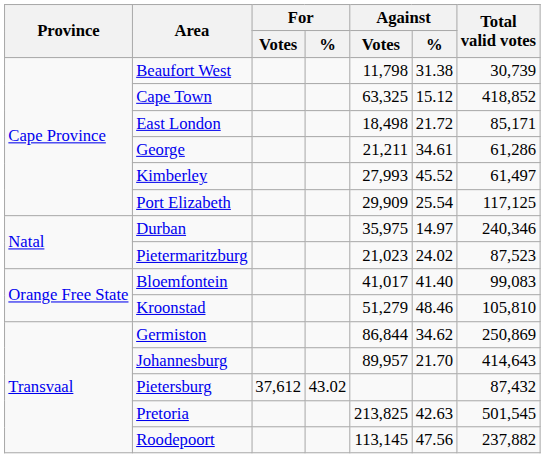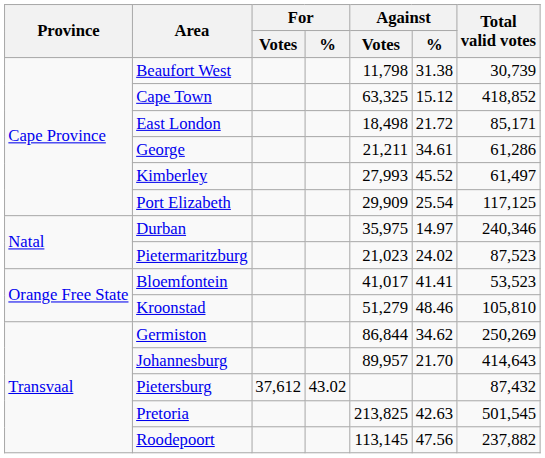(434, 281) 41.40 -> (434, 281) 41.41
(513, 281) 99,083 -> (513, 281) 53,523
(509, 334) 250,869 -> (509, 334) 250,269
